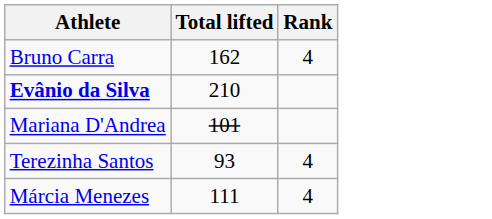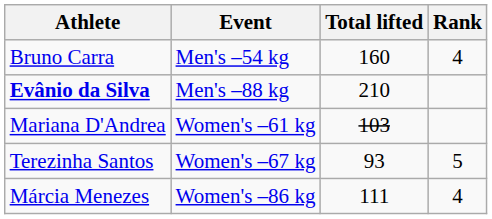+ column: (245, 22)
(225, 56) 162 -> (374, 56) 160
(225, 126) 101 -> (374, 126) 103
(308, 160) 4 -> (458, 160) 5
